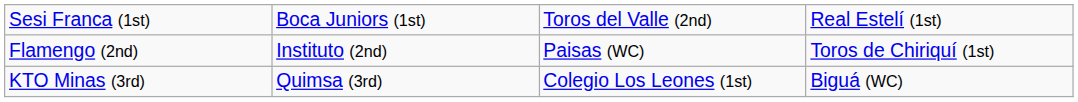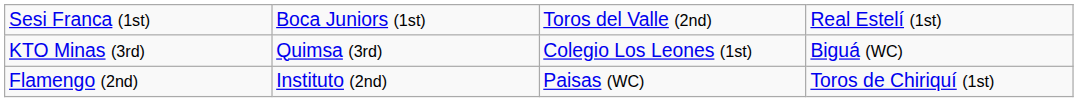rows swapped: (74, 50) <-> (77, 81)
